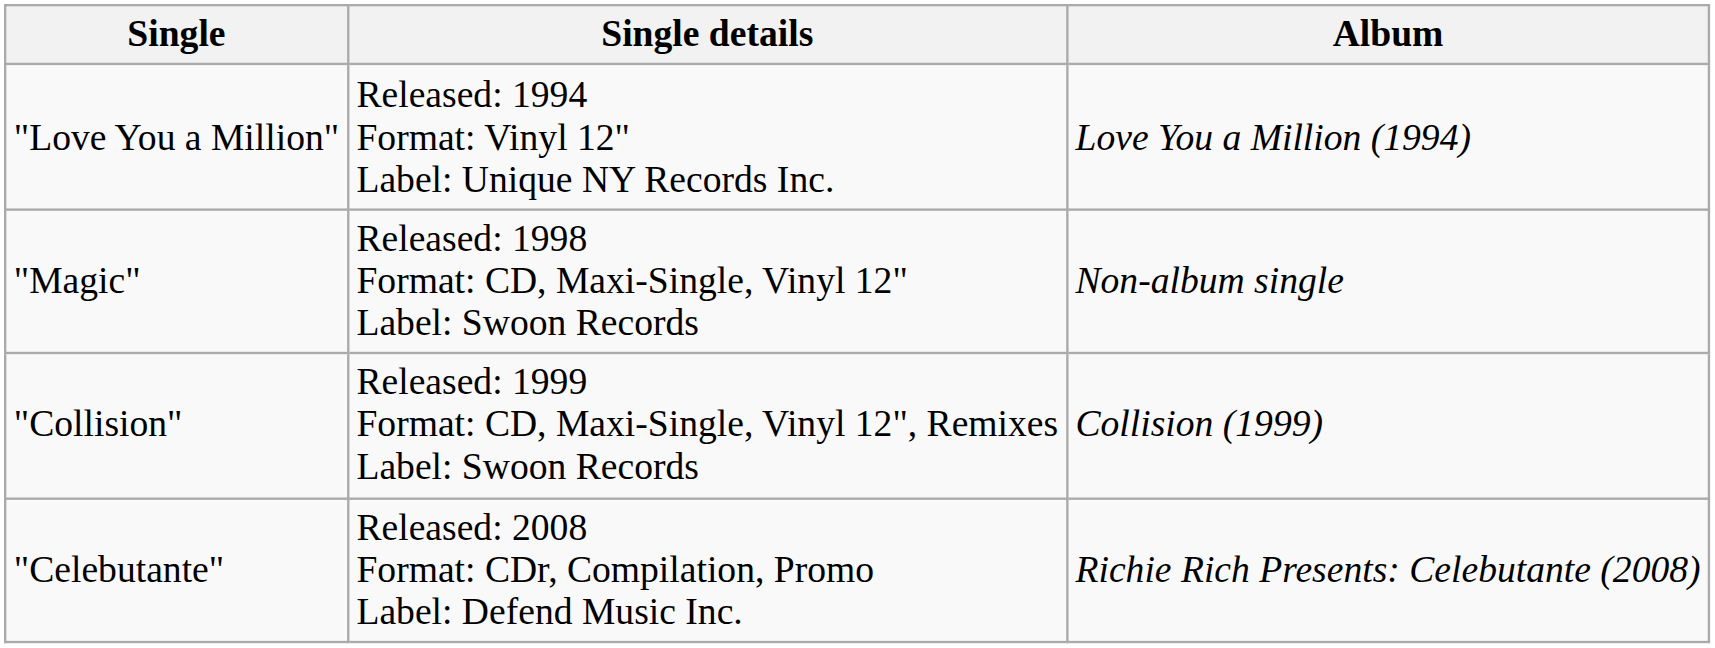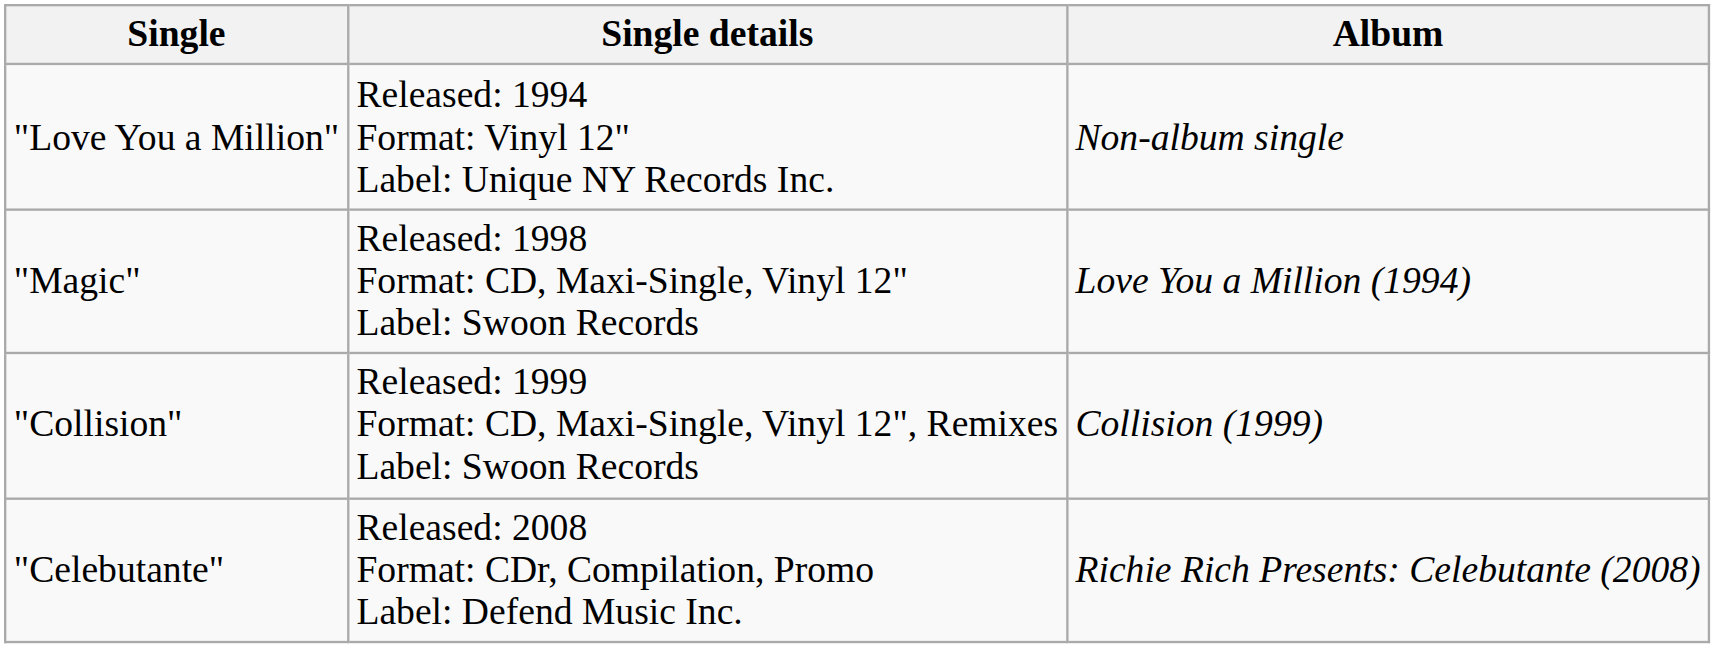(1273, 136) Love You a Million (1994) -> (1210, 136) Non-album single
(1210, 280) Non-album single -> (1273, 280) Love You a Million (1994)
